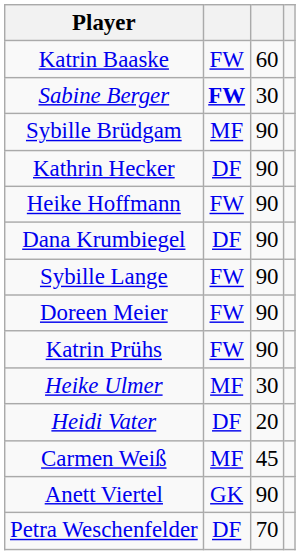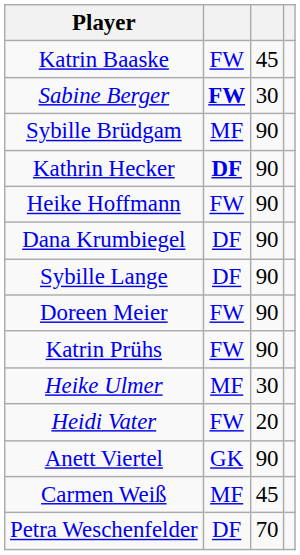(267, 58) 60 -> (267, 58) 45
(227, 167) normal -> (227, 167) bold
(227, 276) FW -> (227, 276) DF
(227, 421) DF -> (227, 421) FW
rows swapped: (104, 494) <-> (104, 458)
